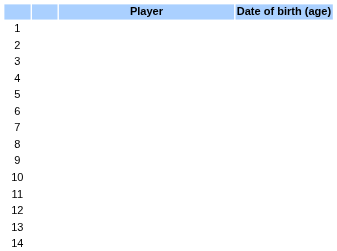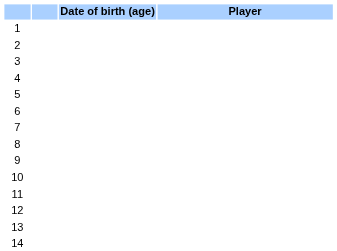columns swapped: (146, 12) <-> (284, 12)
